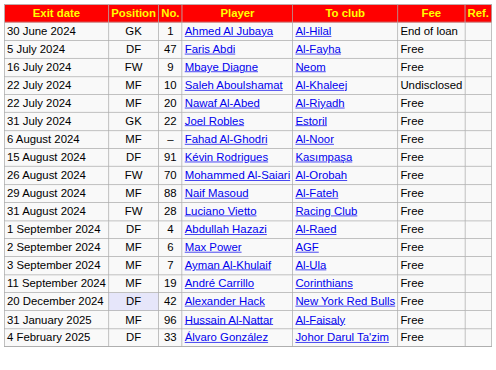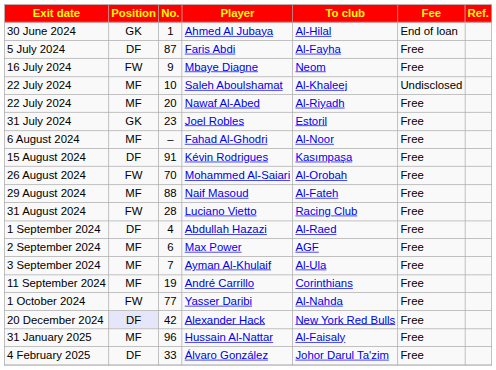(170, 49) 47 -> (170, 49) 87
(170, 121) 22 -> (170, 121) 23
+ row: (218, 301)
